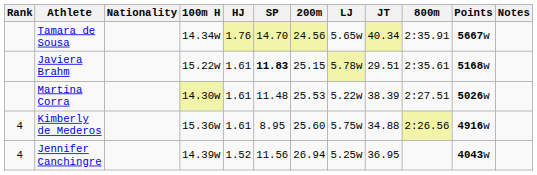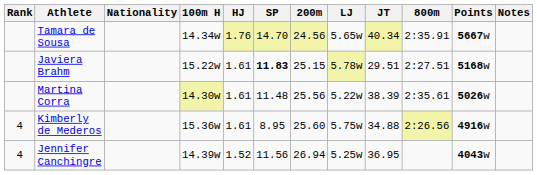(427, 66) 2:35.61 -> (427, 66) 2:27.51
(309, 96) 25.53 -> (309, 96) 25.56
(427, 96) 2:27.51 -> (427, 96) 2:35.61
